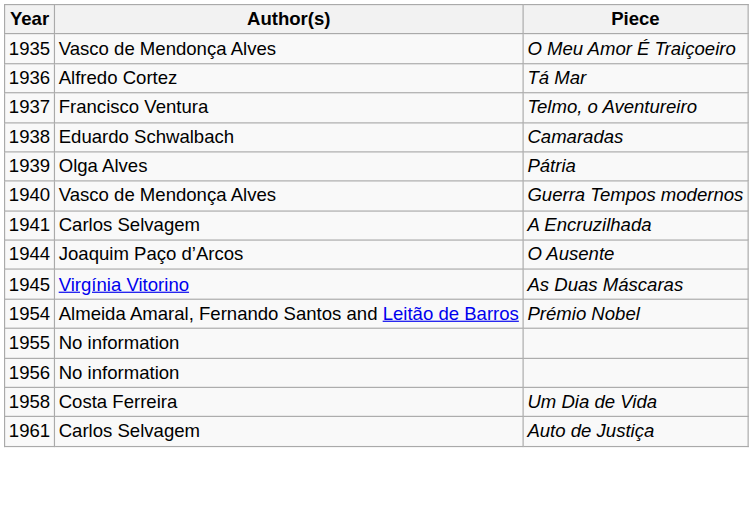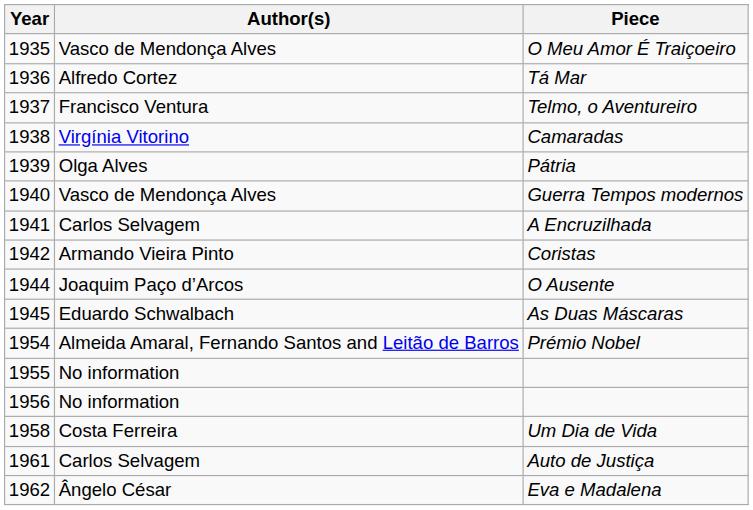(146, 136) Eduardo Schwalbach -> (124, 136) Virgínia Vitorino
+ row: (30, 254)
(124, 284) Virgínia Vitorino -> (146, 313) Eduardo Schwalbach
+ row: (30, 490)
